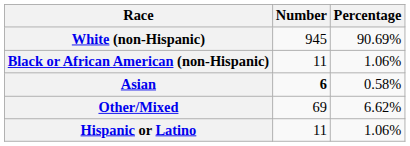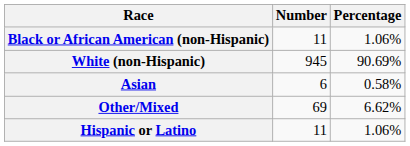rows swapped: (138, 38) <-> (138, 61)
(323, 84) bold -> (323, 84) normal
